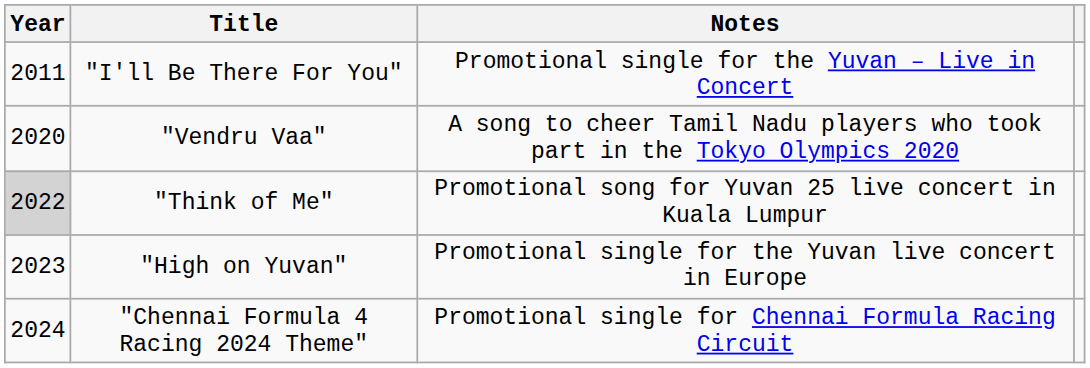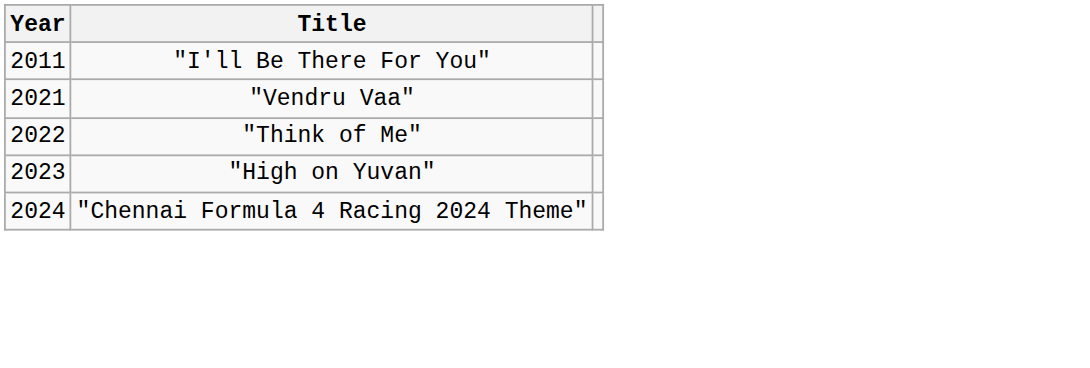- column: (745, 24)
(38, 138) 2020 -> (38, 99) 2021
(38, 203) lightgrey background -> (38, 136) no background
